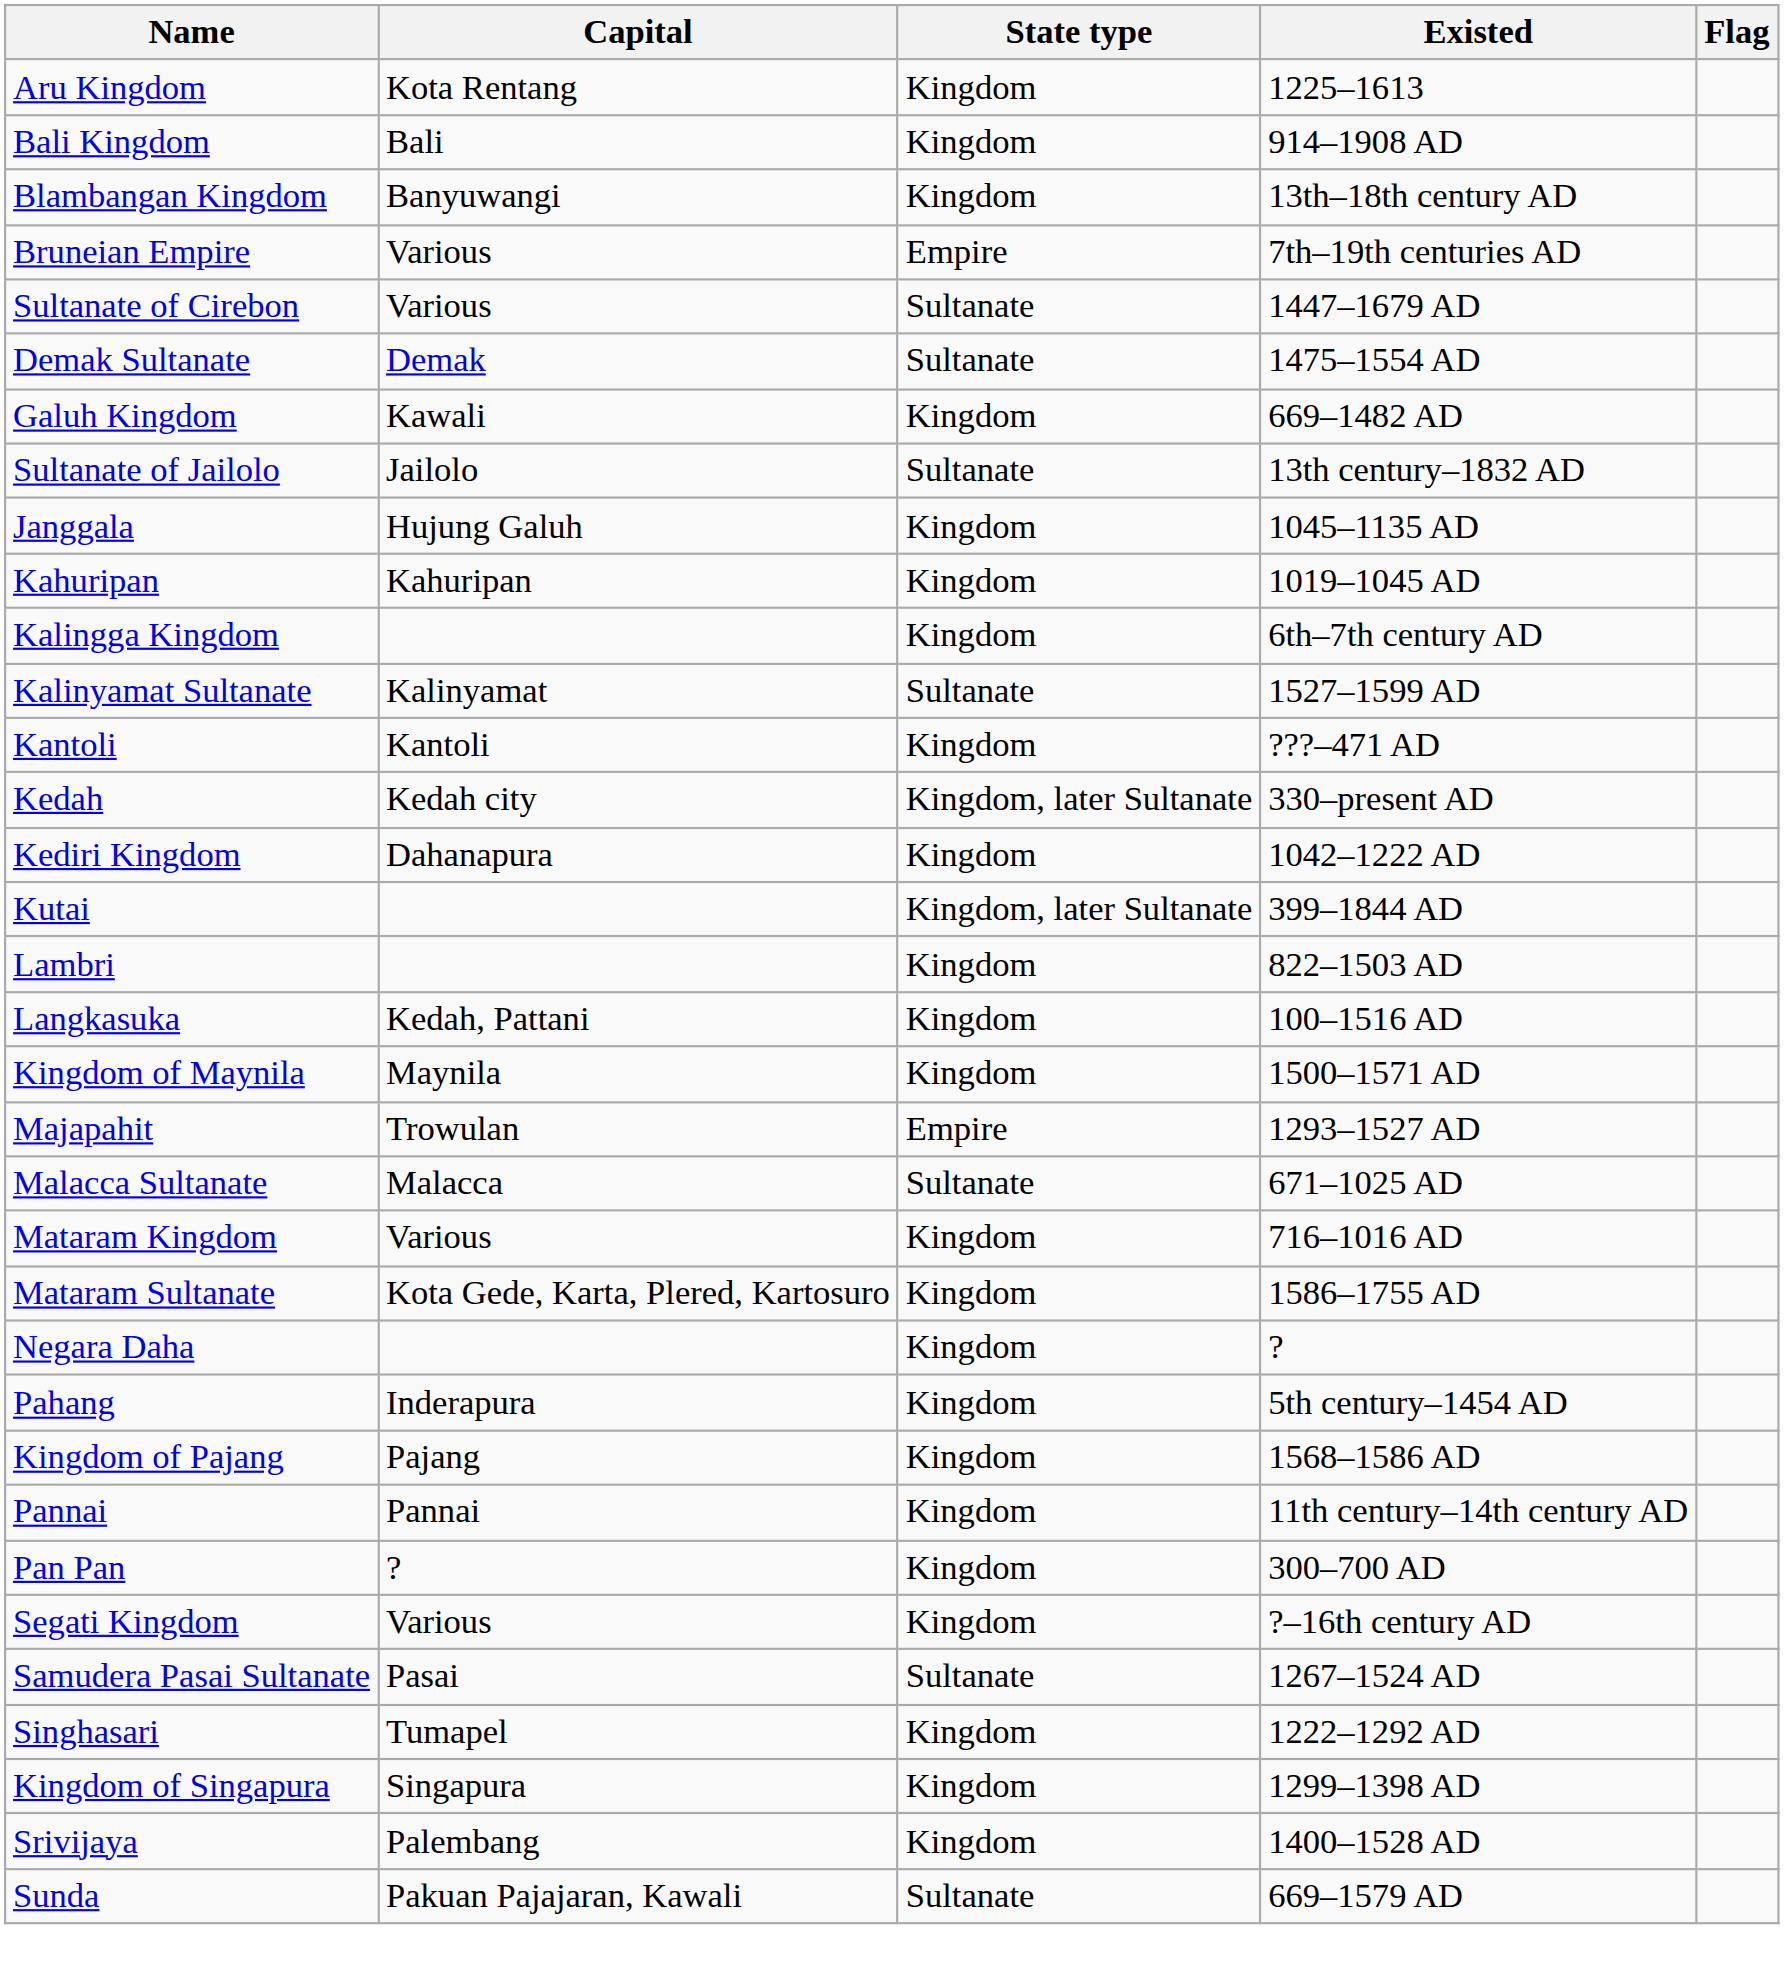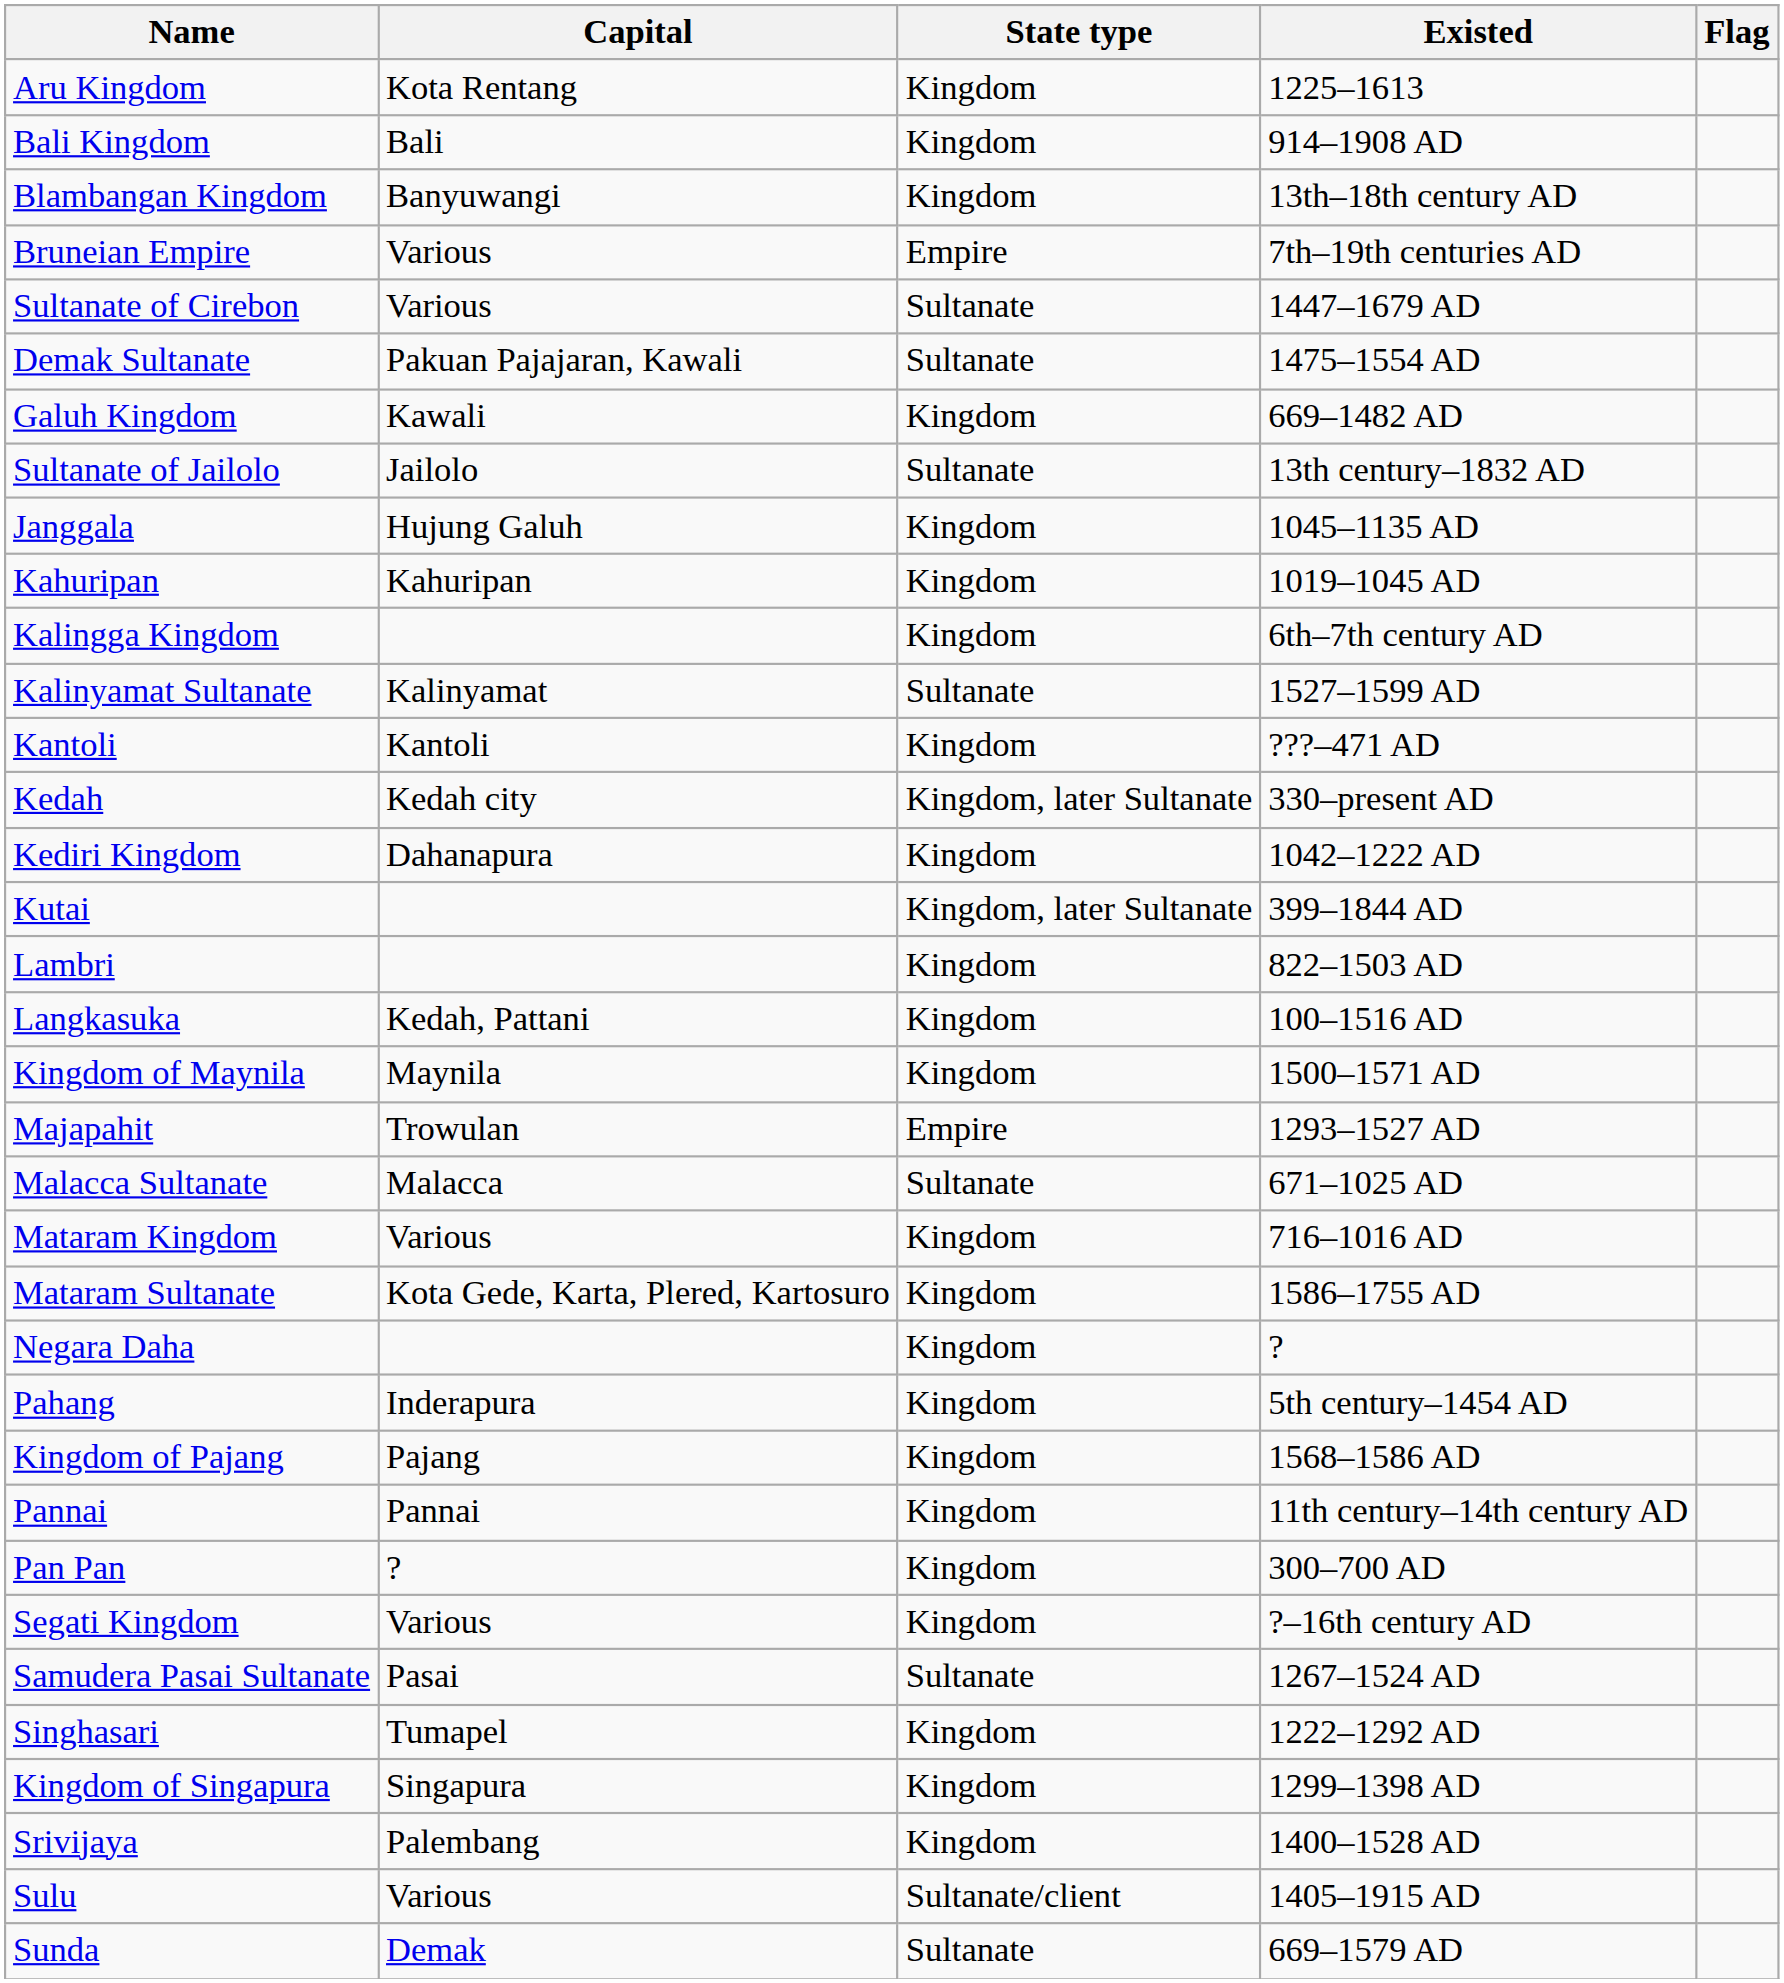(436, 360) Demak -> (564, 360) Pakuan Pajajaran, Kawali
+ row: (45, 1895)
(564, 1895) Pakuan Pajajaran, Kawali -> (436, 1950) Demak
